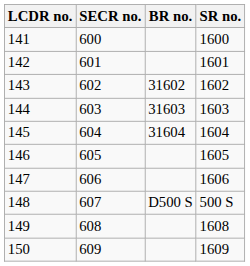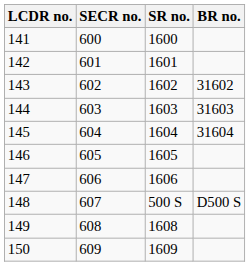columns swapped: (220, 16) <-> (170, 16)
